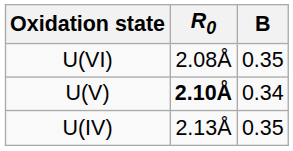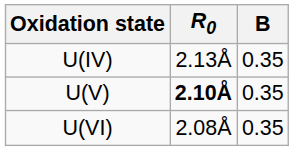rows swapped: (88, 59) <-> (88, 127)
(263, 93) 0.34 -> (263, 93) 0.35
